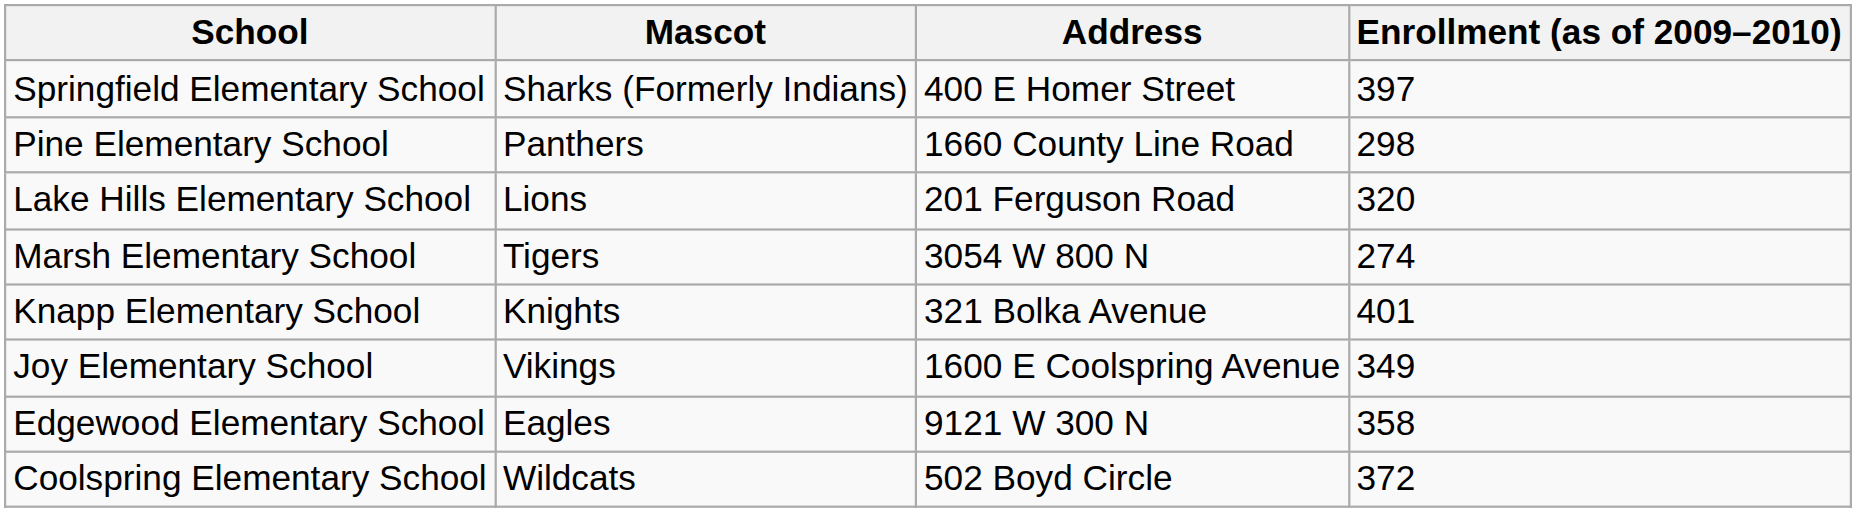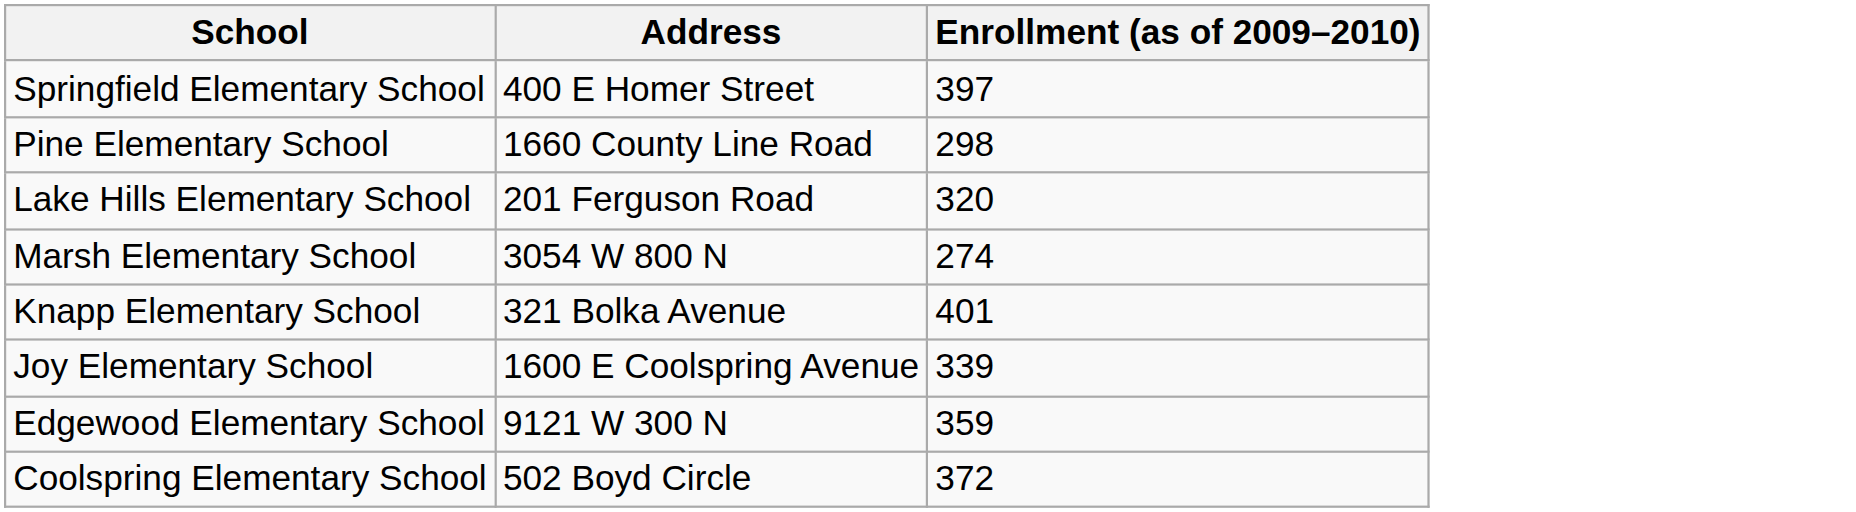- column: (705, 32)
(1386, 367) 349 -> (965, 367) 339
(1386, 423) 358 -> (965, 423) 359
